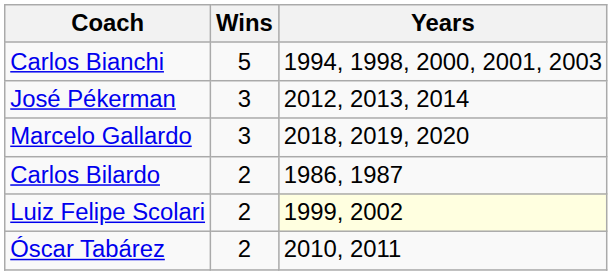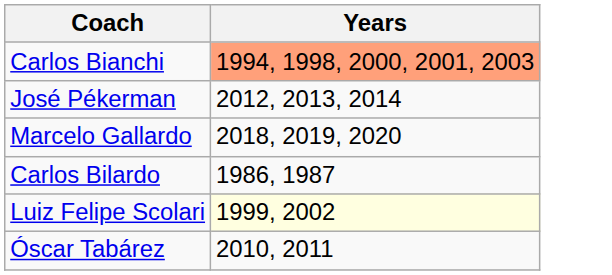- column: (244, 23)
(443, 61) no background -> (375, 61) lightsalmon background
